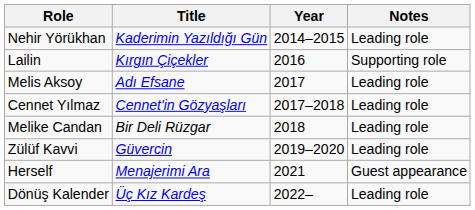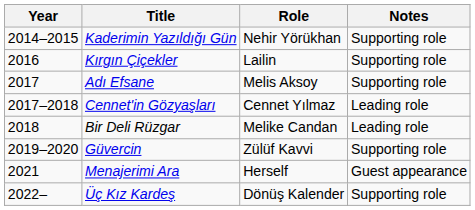columns swapped: (309, 16) <-> (58, 16)
(390, 38) Leading role -> (399, 38) Supporting role
(390, 83) Leading role -> (399, 83) Supporting role
(390, 150) Leading role -> (399, 150) Supporting role
(390, 194) Leading role -> (399, 194) Supporting role
